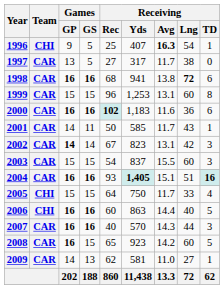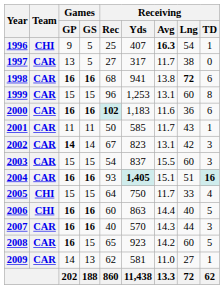(69, 128) 14 -> (69, 128) 11
